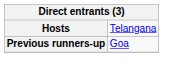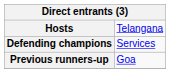+ row: (59, 44)
